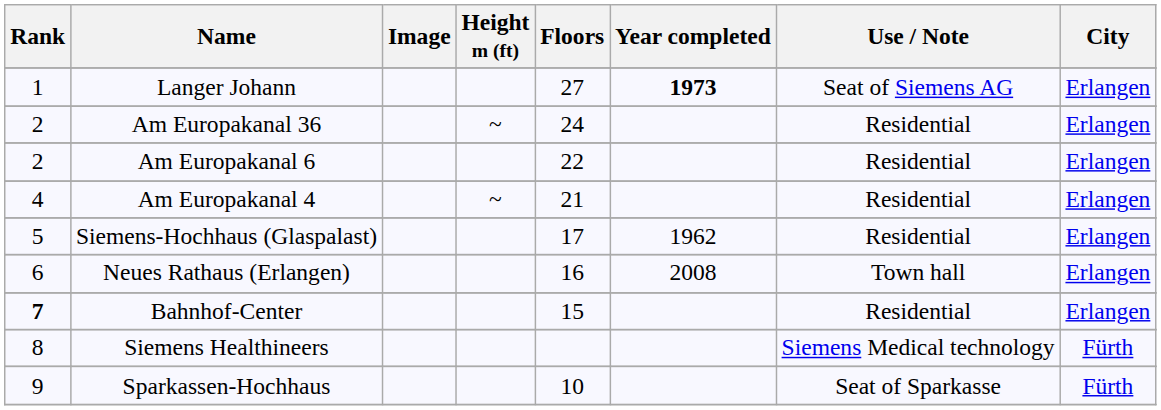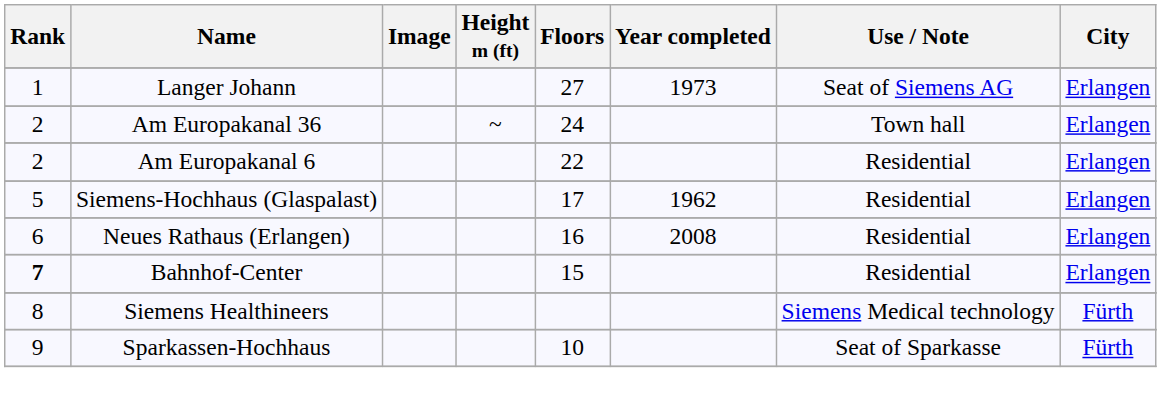(693, 86) bold -> (693, 86) normal
(918, 124) Residential -> (918, 124) Town hall
- row: (226, 198)
(918, 273) Town hall -> (918, 236) Residential
